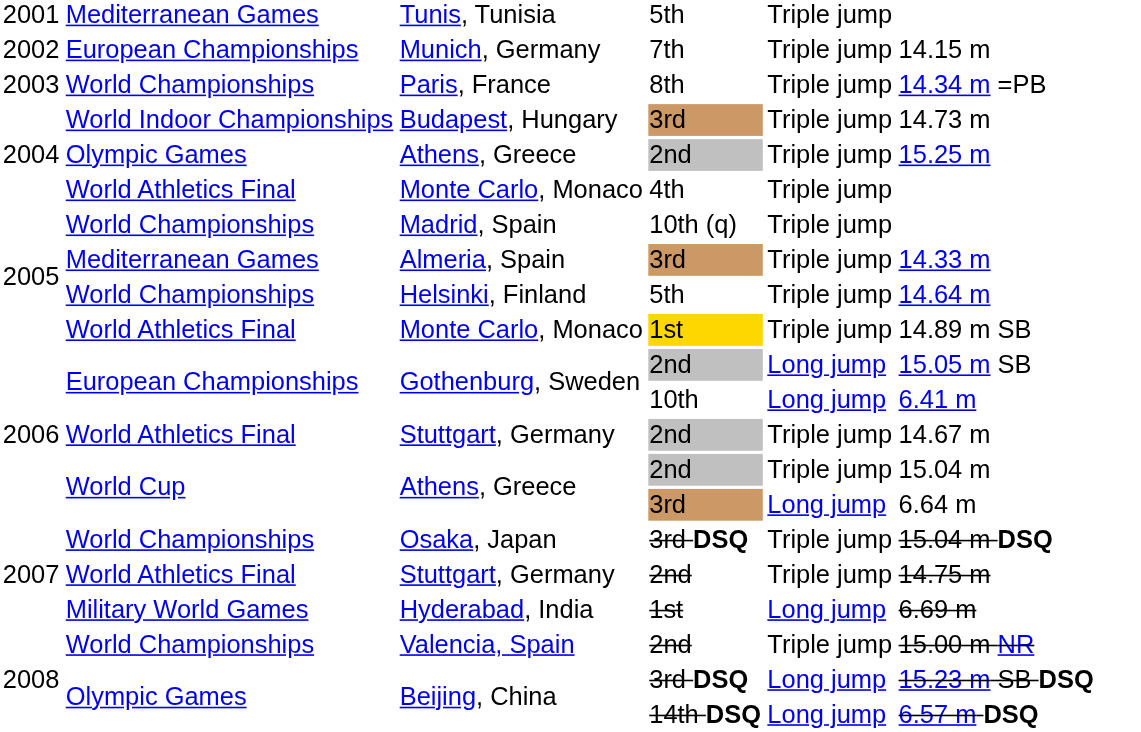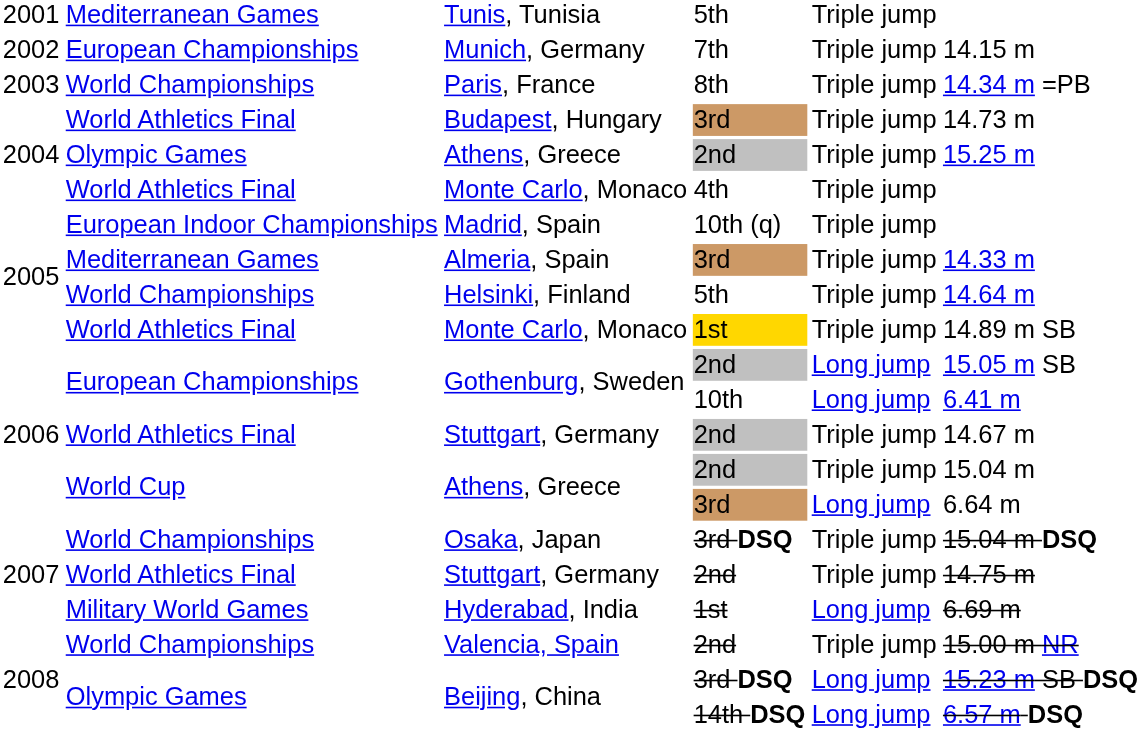(230, 119) World Indoor Championships -> (181, 119) World Athletics Final
(190, 224) World Championships -> (252, 224) European Indoor Championships
